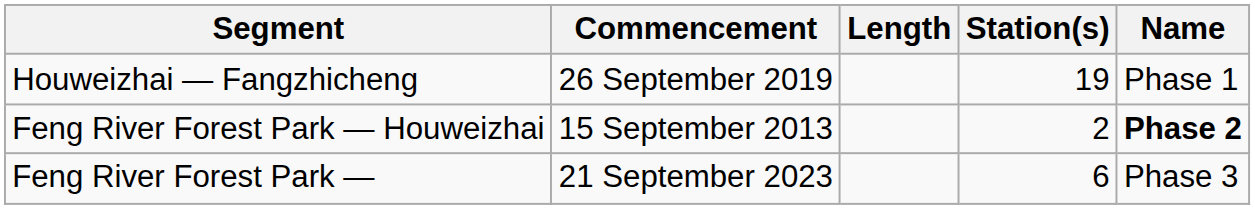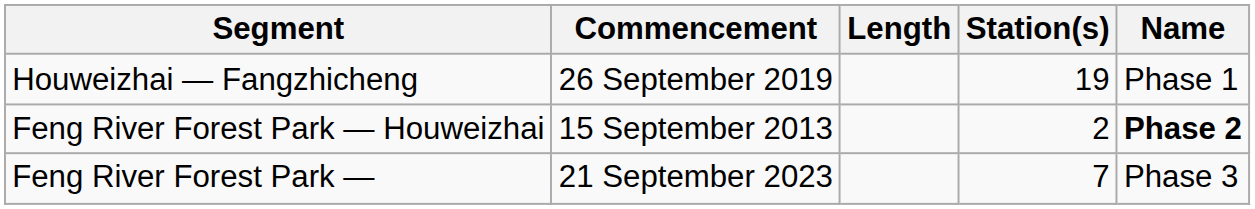(1101, 177) 6 -> (1101, 177) 7
